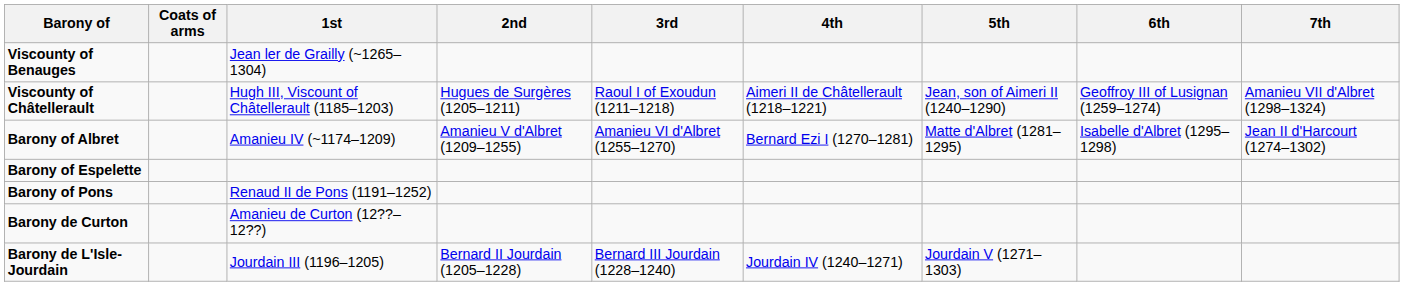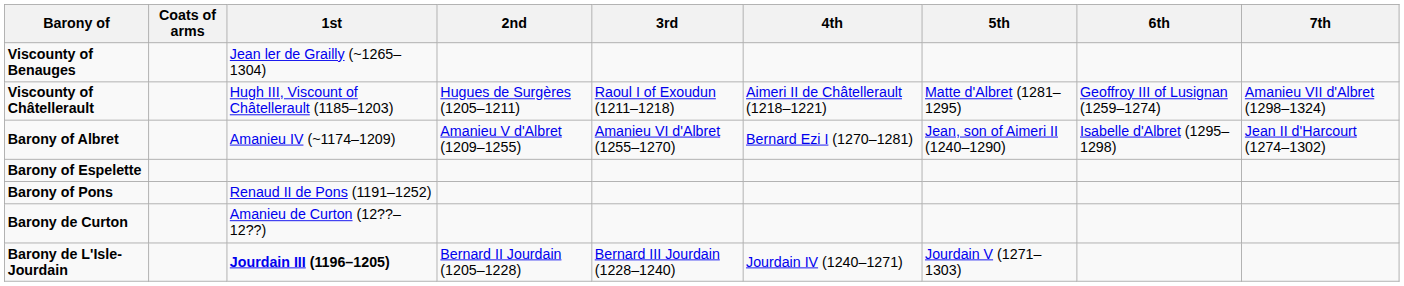(991, 101) Jean, son of Aimeri II (1240–1290) -> (993, 101) Matte d'Albret (1281–1295)
(993, 139) Matte d'Albret (1281–1295) -> (991, 139) Jean, son of Aimeri II (1240–1290)
(307, 261) normal -> (310, 261) bold
